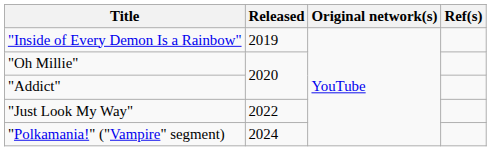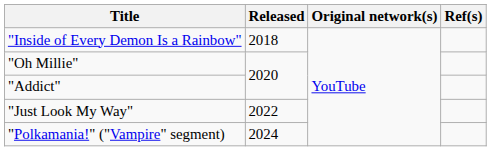(263, 39) 2019 -> (263, 39) 2018
